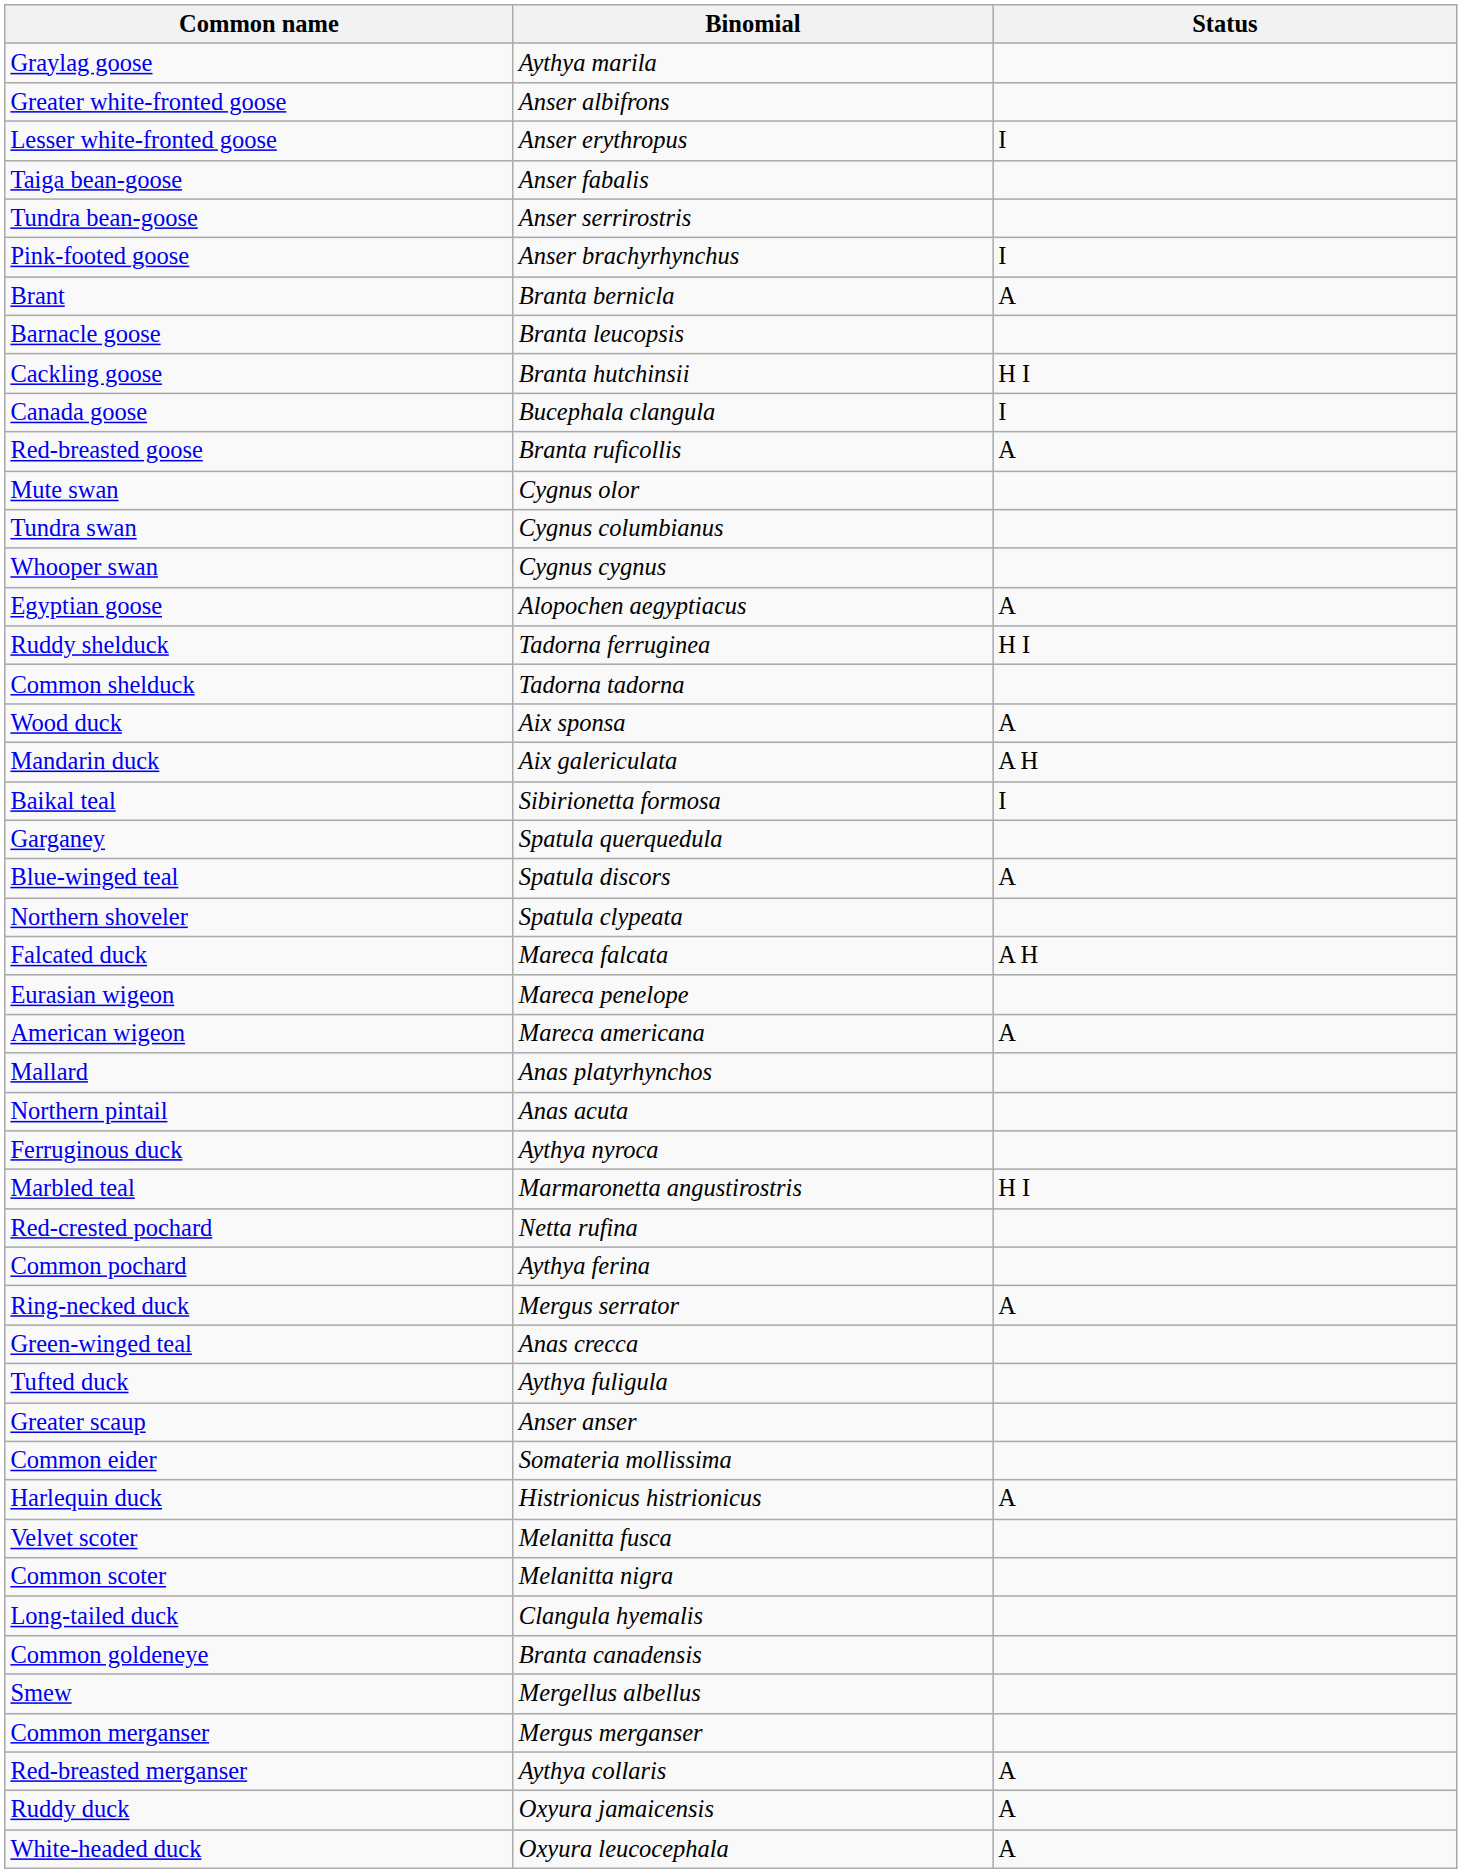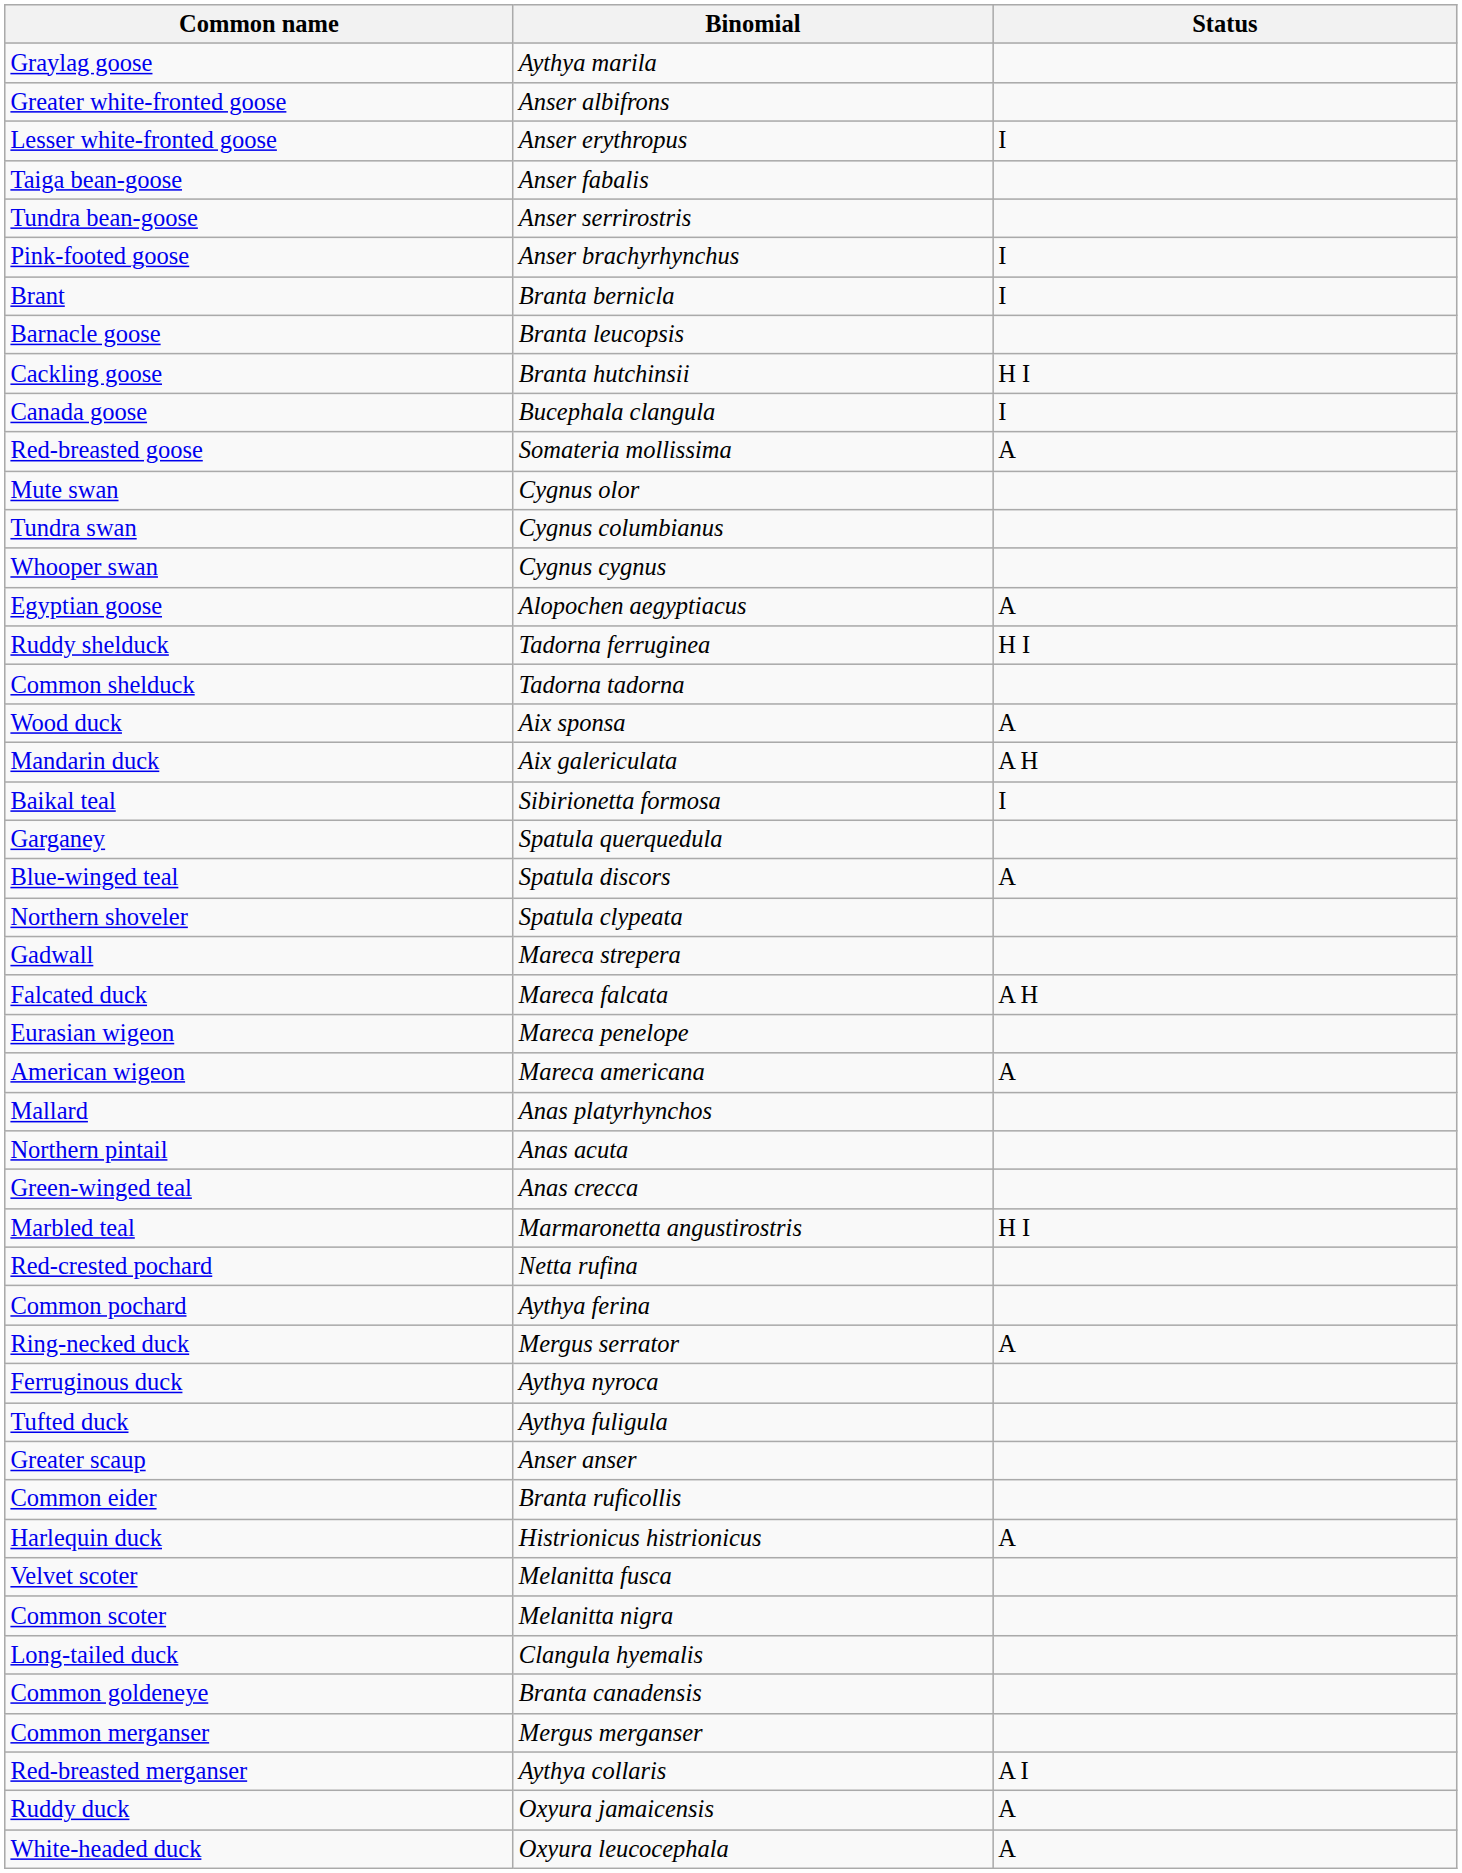(1007, 295) A -> (1002, 295) I
(600, 450) Branta ruficollis -> (625, 450) Somateria mollissima
+ row: (52, 955)
rows swapped: (101, 1343) <-> (96, 1149)
(625, 1460) Somateria mollissima -> (600, 1499) Branta ruficollis
- row: (41, 1693)
(1007, 1770) A -> (1013, 1770) A I
